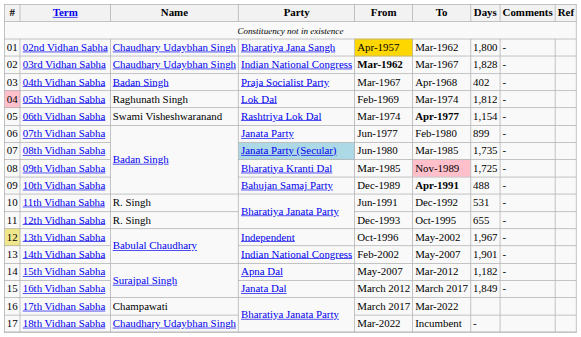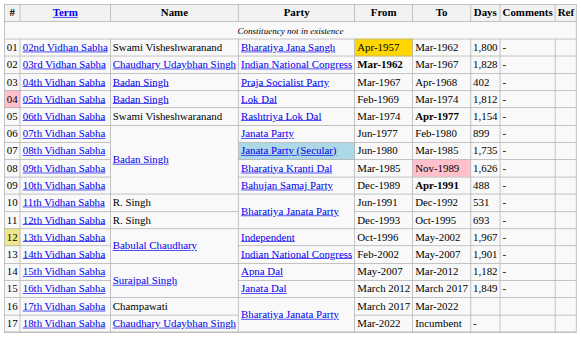(174, 47) Chaudhary Udaybhan Singh -> (167, 47) Swami Visheshwaranand
(150, 99) Raghunath Singh -> (141, 99) Badan Singh
(485, 168) 1,725 -> (485, 168) 1,626
(481, 220) 655 -> (481, 220) 693
